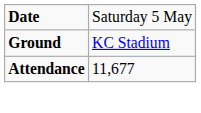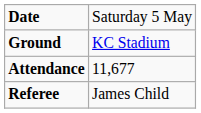+ row: (34, 94)
